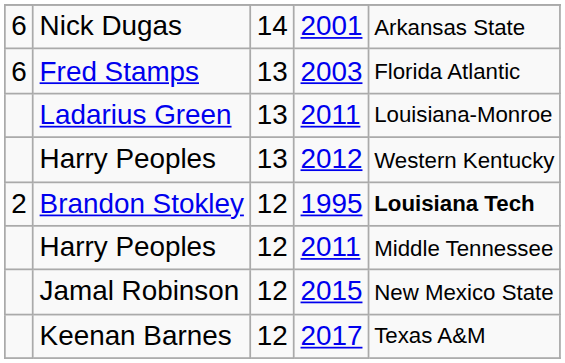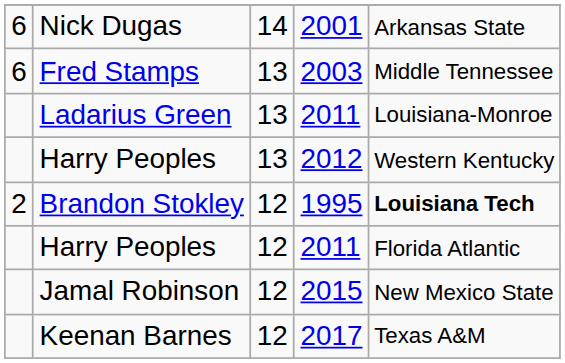(447, 71) Florida Atlantic -> (464, 71) Middle Tennessee
(464, 248) Middle Tennessee -> (447, 248) Florida Atlantic
